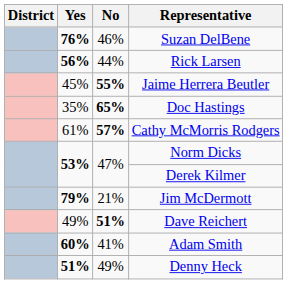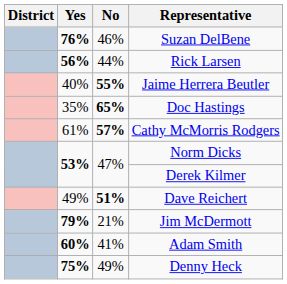(75, 84) 45% -> (75, 84) 40%
rows swapped: (206, 198) <-> (206, 221)
(75, 267) 51% -> (75, 267) 75%
